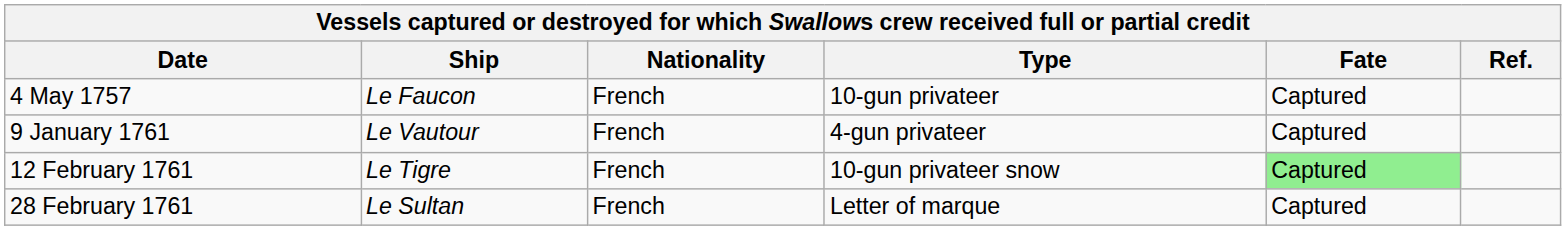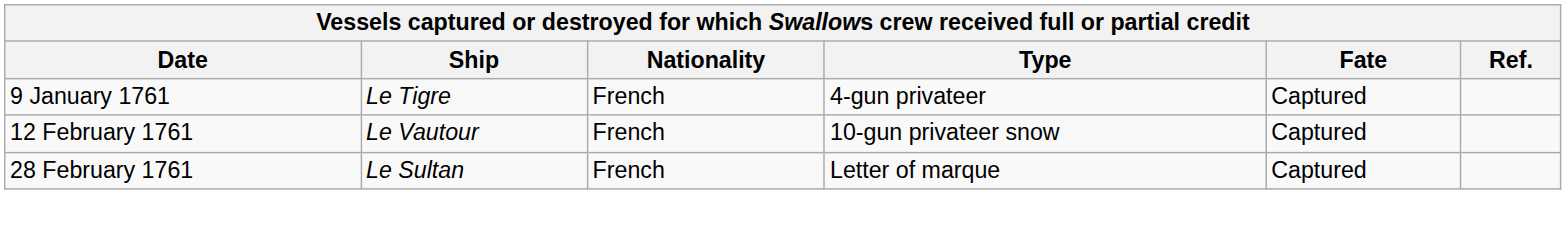- row: (71, 96)
(422, 133) Le Vautour -> (409, 96) Le Tigre
(409, 170) Le Tigre -> (422, 133) Le Vautour
(1319, 170) lightgreen background -> (1319, 133) no background
